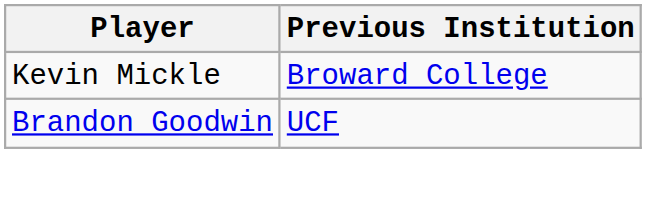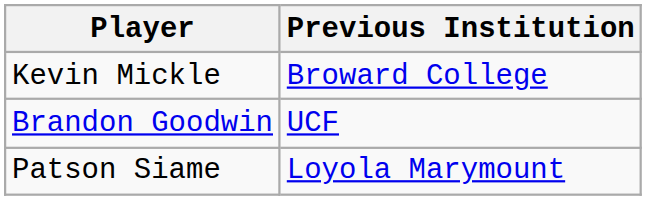+ row: (116, 170)
